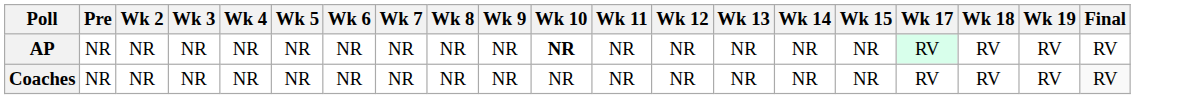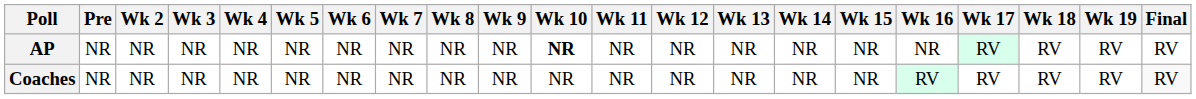+ column: (927, 19)
